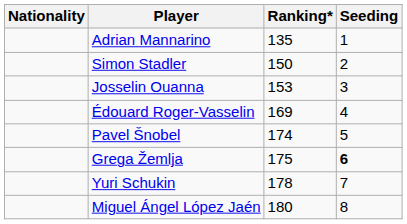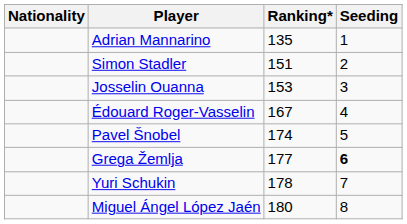(280, 64) 150 -> (280, 64) 151
(280, 111) 169 -> (280, 111) 167
(280, 159) 175 -> (280, 159) 177
